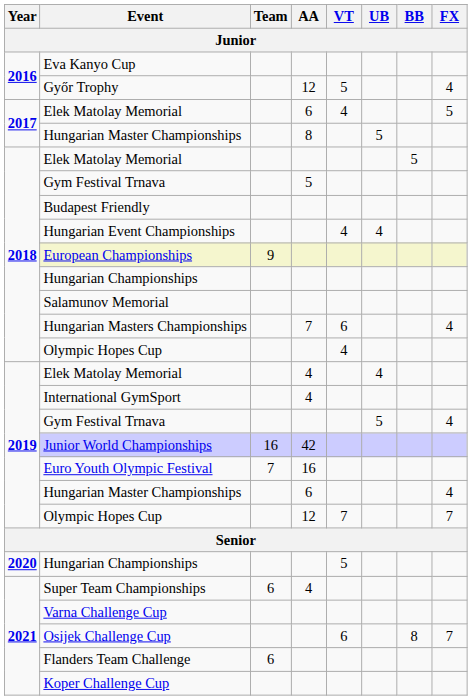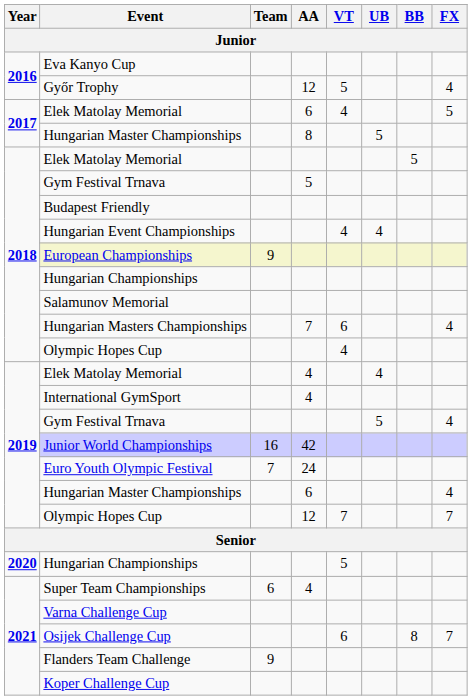(309, 468) 16 -> (309, 468) 24
(271, 659) 6 -> (271, 659) 9
